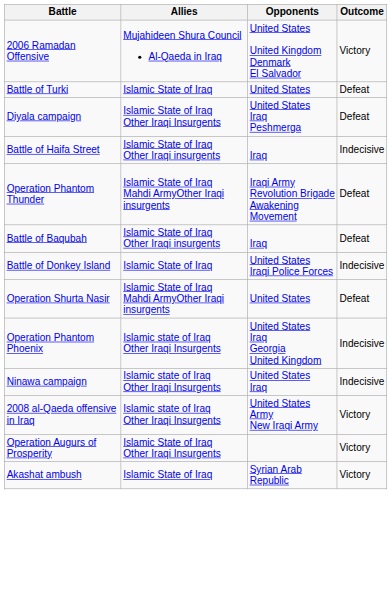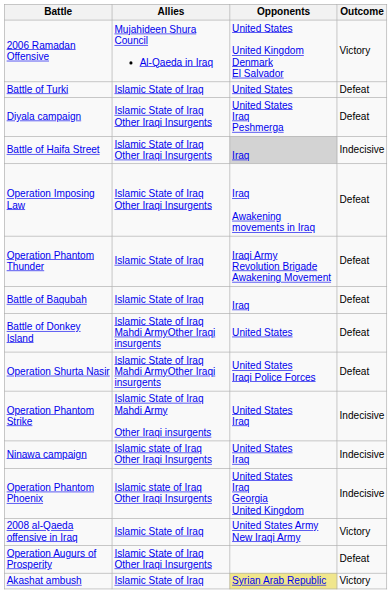(172, 150) Islamic State of Iraq Other Iraqi insurgents -> (163, 150) Islamic State of Iraq Other Iraqi Insurgents
(258, 155) no background -> (241, 155) lightgrey background
+ row: (51, 200)
(174, 194) Islamic State of Iraq Mahdi ArmyOther Iraqi insurgents -> (159, 261) Islamic State of Iraq
(172, 238) Islamic State of Iraq Other Iraqi insurgents -> (159, 300) Islamic State of Iraq
(168, 266) Islamic State of Iraq -> (165, 333) Islamic State of Iraq Mahdi ArmyOther Iraqi insurgents
(291, 266) United States Iraqi Police Forces -> (262, 333) United States
(362, 266) Indecisive -> (354, 333) Defeat
(280, 299) United States -> (274, 371) United States Iraqi Police Forces
+ row: (50, 416)
rows swapped: (50, 343) <-> (47, 382)
(172, 415) Islamic state of Iraq Other Iraqi Insurgents -> (159, 532) Islamic State of Iraq
(355, 448) Victory -> (354, 559) Defeat
(276, 475) no background -> (279, 581) khaki background
